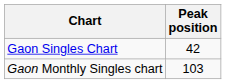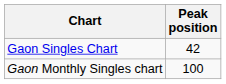(193, 68) 103 -> (193, 68) 100
